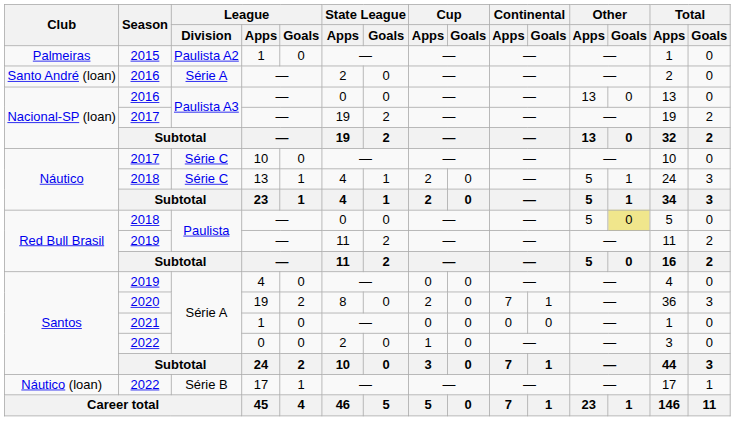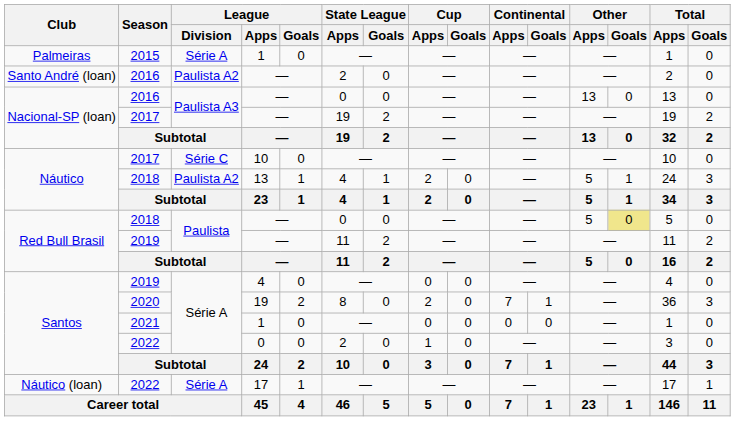(206, 55) Paulista A2 -> (206, 55) Série A
(206, 76) Série A -> (206, 76) Paulista A2
(206, 179) Série C -> (206, 179) Paulista A2
(206, 384) Série B -> (206, 384) Série A
